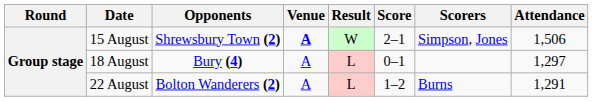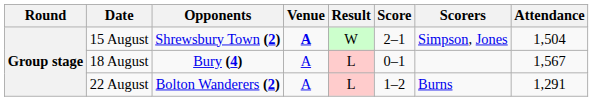(550, 38) 1,506 -> (550, 38) 1,504
(550, 61) 1,297 -> (550, 61) 1,567
